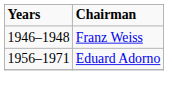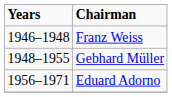+ row: (120, 59)
